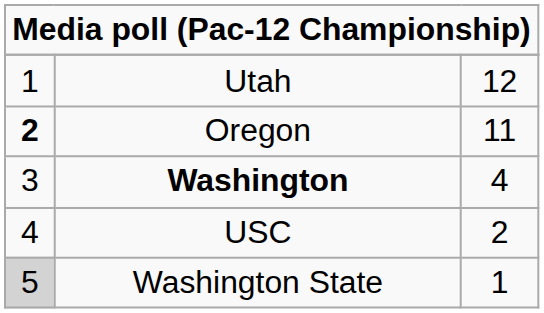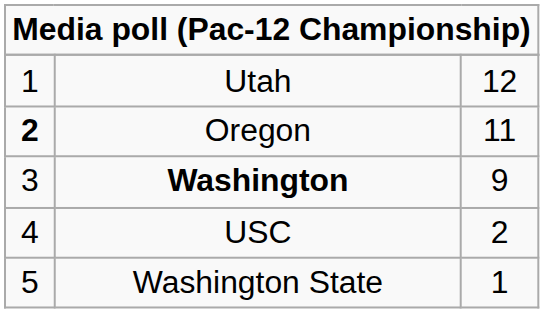(500, 181) 4 -> (500, 181) 9
(30, 282) lightgrey background -> (30, 282) no background
